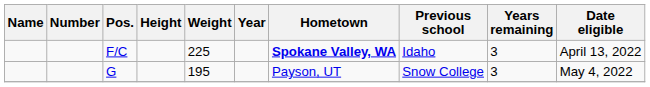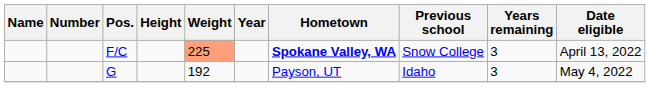(199, 51) no background -> (199, 51) lightsalmon background
(419, 51) Idaho -> (443, 51) Snow College
(199, 72) 195 -> (199, 72) 192
(443, 72) Snow College -> (419, 72) Idaho
